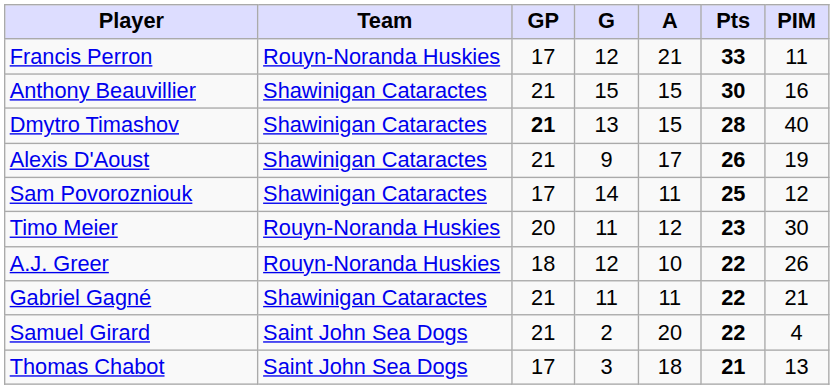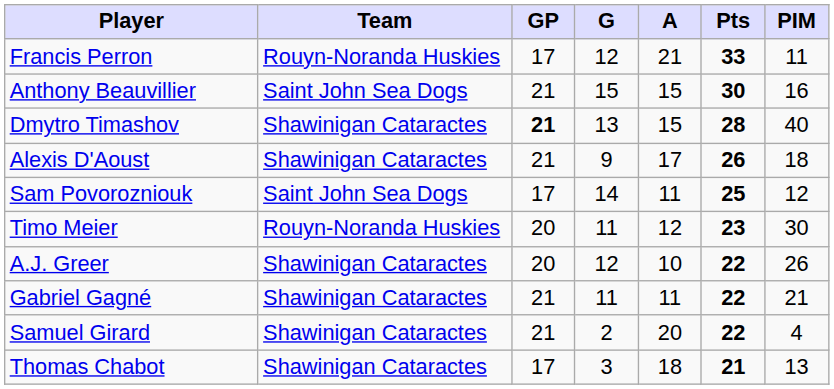(375, 90) Shawinigan Cataractes -> (365, 90) Saint John Sea Dogs
(797, 159) 19 -> (797, 159) 18
(375, 194) Shawinigan Cataractes -> (365, 194) Saint John Sea Dogs
(382, 263) Rouyn-Noranda Huskies -> (375, 263) Shawinigan Cataractes
(543, 263) 18 -> (543, 263) 20
(365, 332) Saint John Sea Dogs -> (375, 332) Shawinigan Cataractes
(365, 366) Saint John Sea Dogs -> (375, 366) Shawinigan Cataractes
